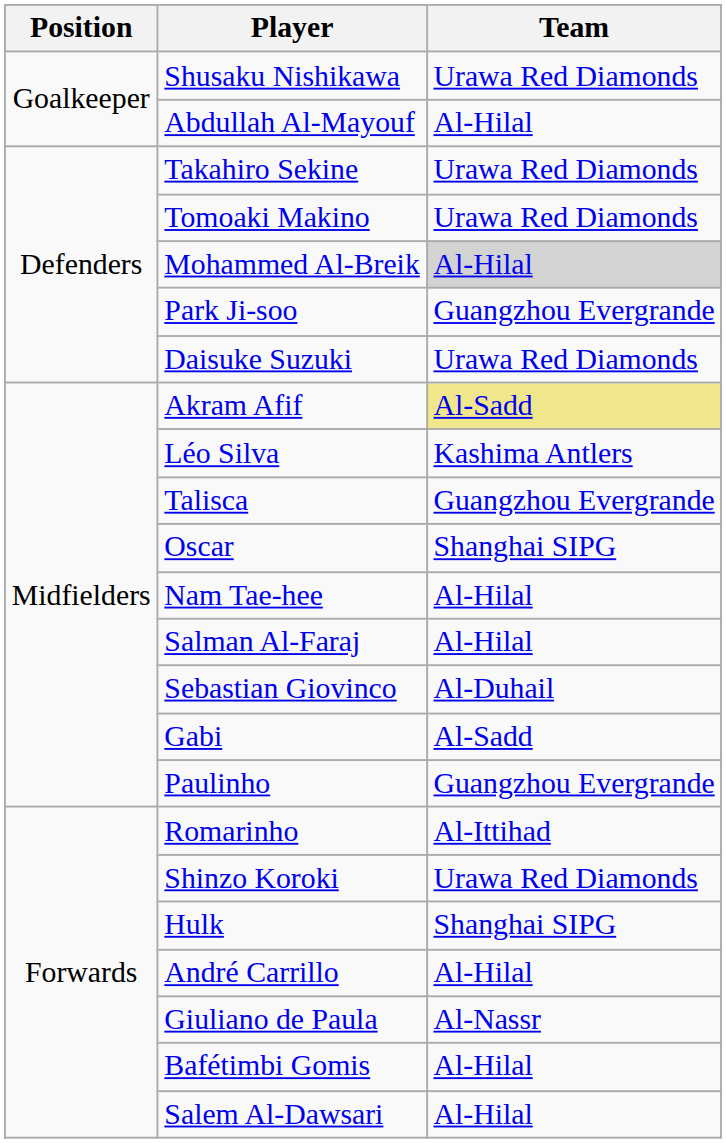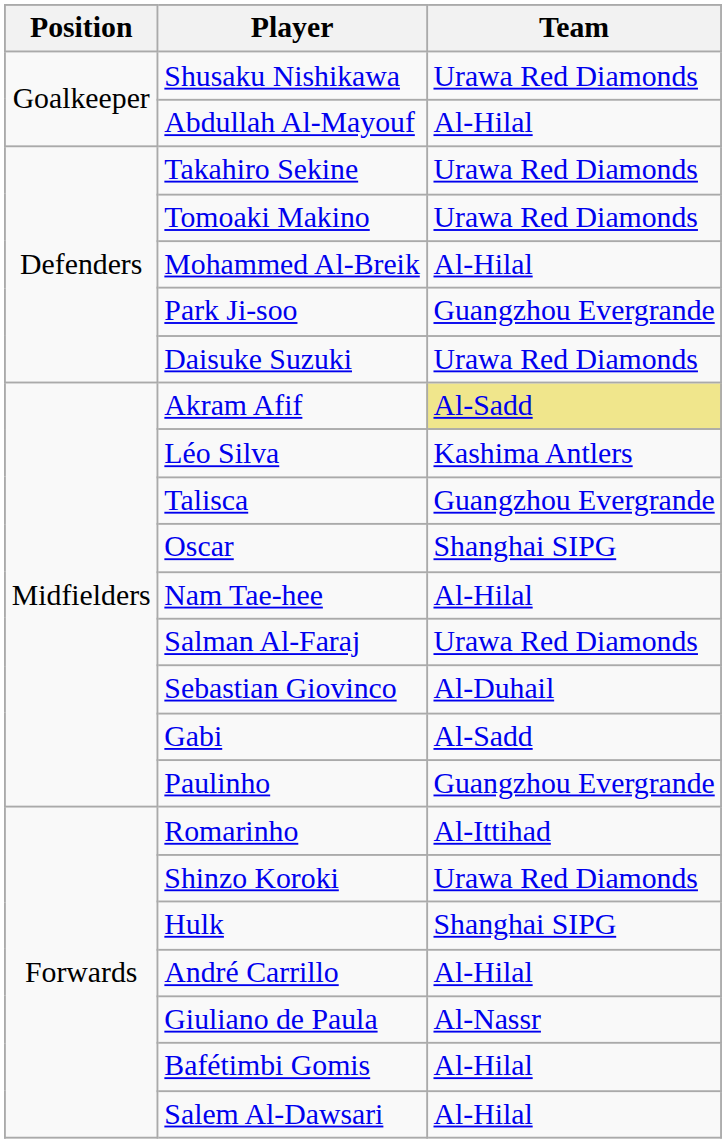(483, 264) lightgrey background -> (483, 264) no background
(483, 641) Al-Hilal -> (566, 641) Urawa Red Diamonds
